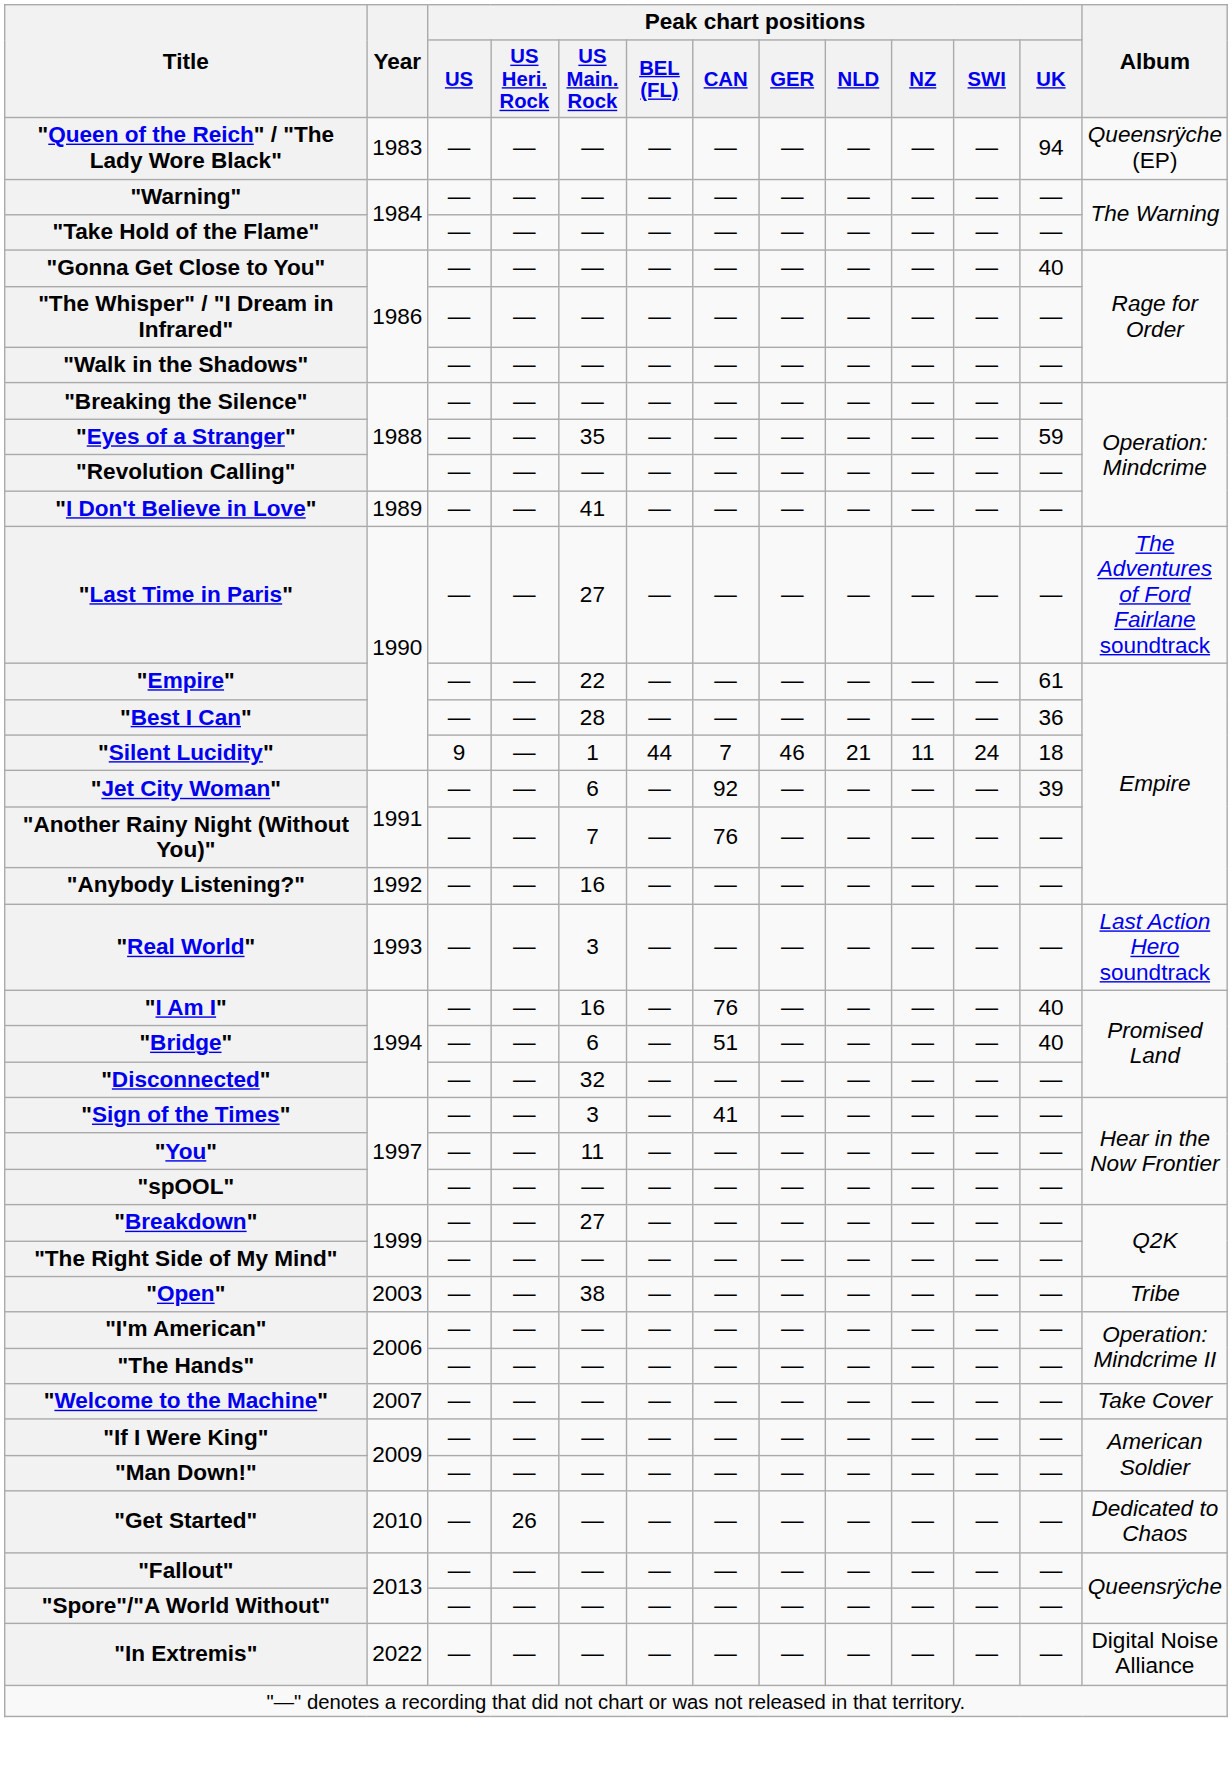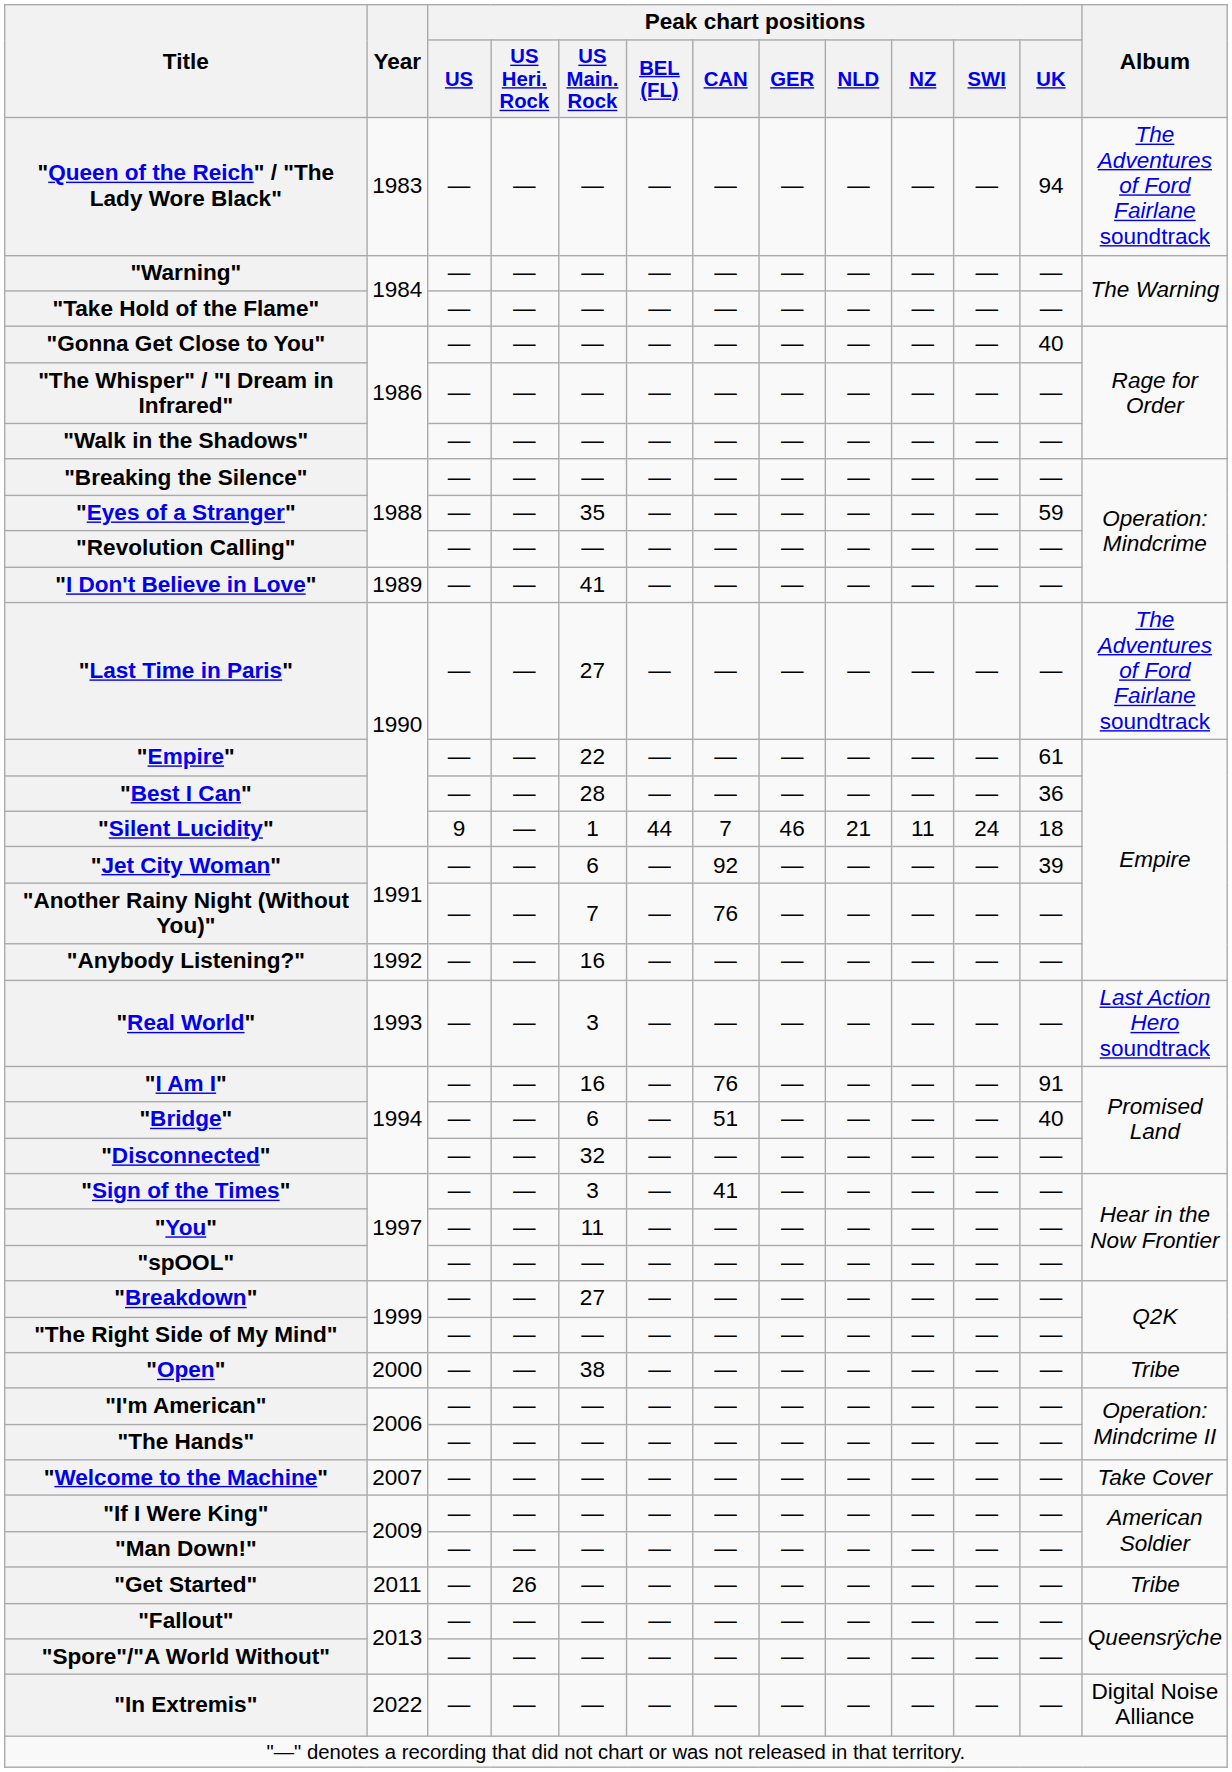(1155, 148) Queensrÿche (EP) -> (1155, 186) The Adventures of Ford Fairlane soundtrack
(1051, 1007) 40 -> (1051, 1083) 91
(397, 1294) 2003 -> (397, 1370) 2000
(397, 1521) 2010 -> (397, 1584) 2011
(1155, 1521) Dedicated to Chaos -> (1155, 1584) Tribe
